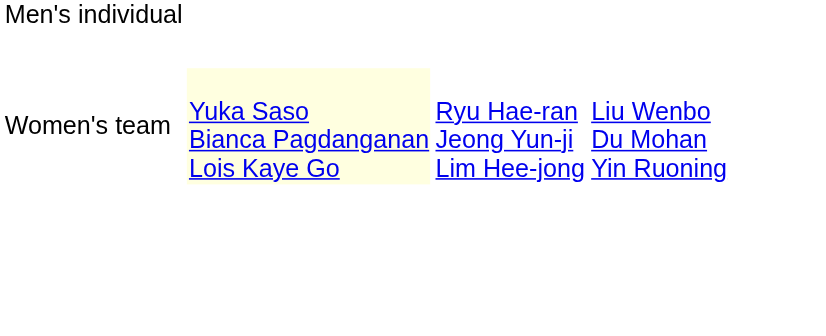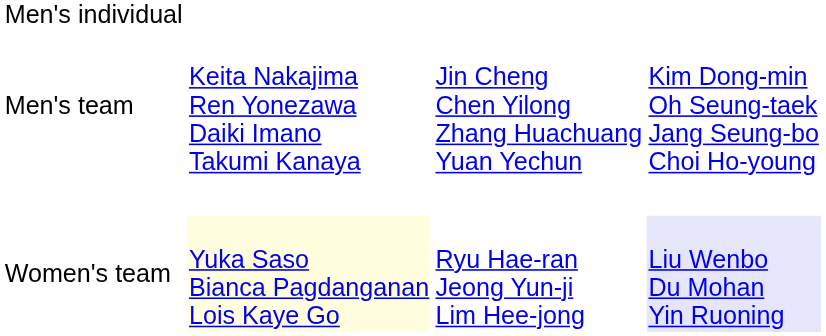+ row: (69, 105)
(659, 140) no background -> (716, 287) lavender background
